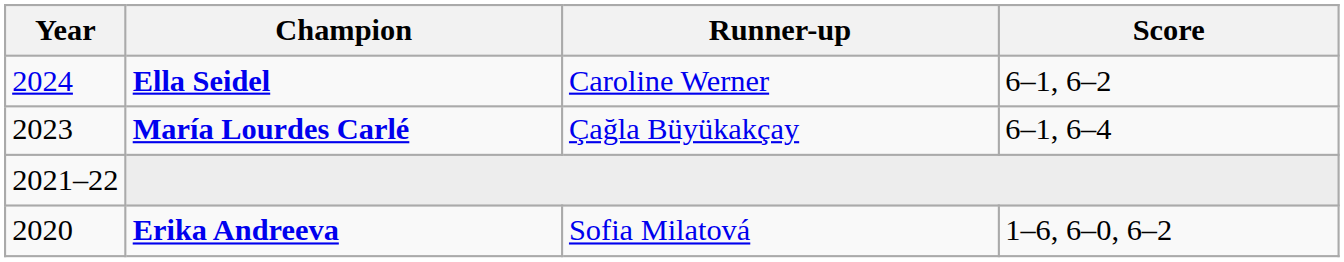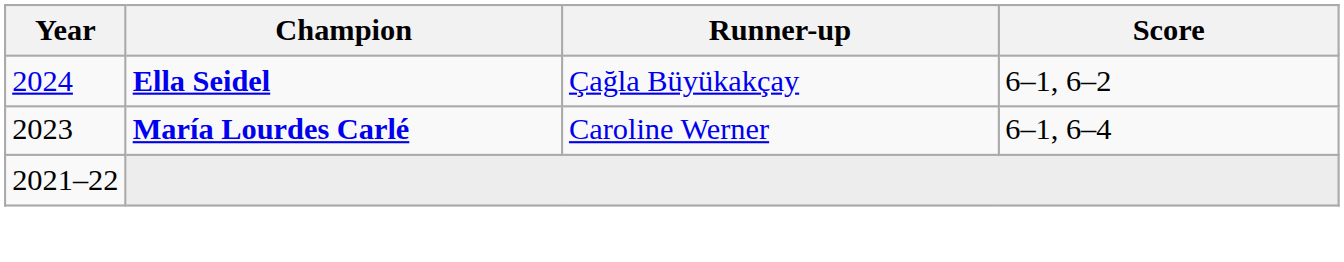(669, 80) Caroline Werner -> (684, 80) Çağla Büyükakçay
(684, 130) Çağla Büyükakçay -> (669, 130) Caroline Werner
- row: (236, 230)
